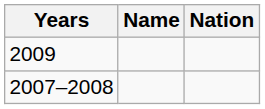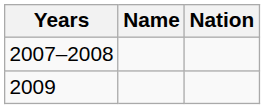rows swapped: (62, 86) <-> (33, 53)
